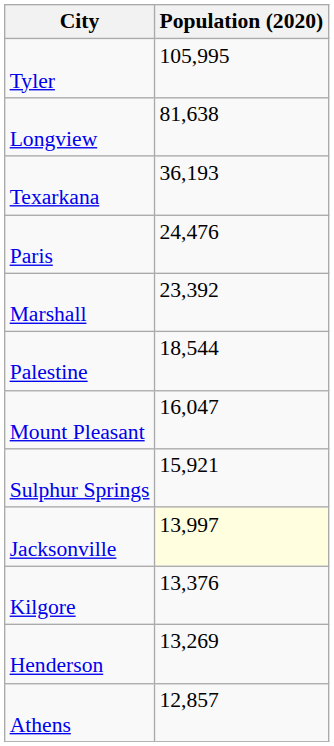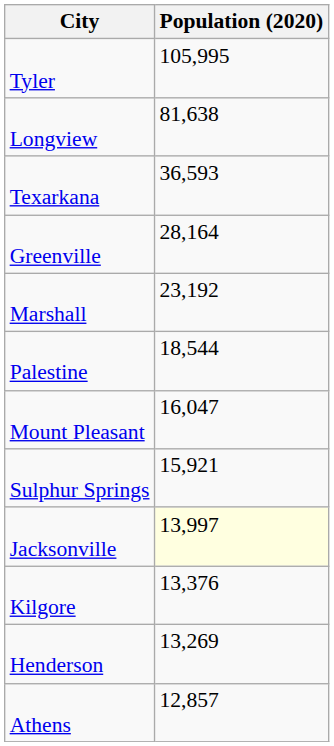(189, 172) 36,193 -> (189, 172) 36,593
+ row: (55, 255)
- row: (31, 255)
(189, 290) 23,392 -> (189, 290) 23,192
